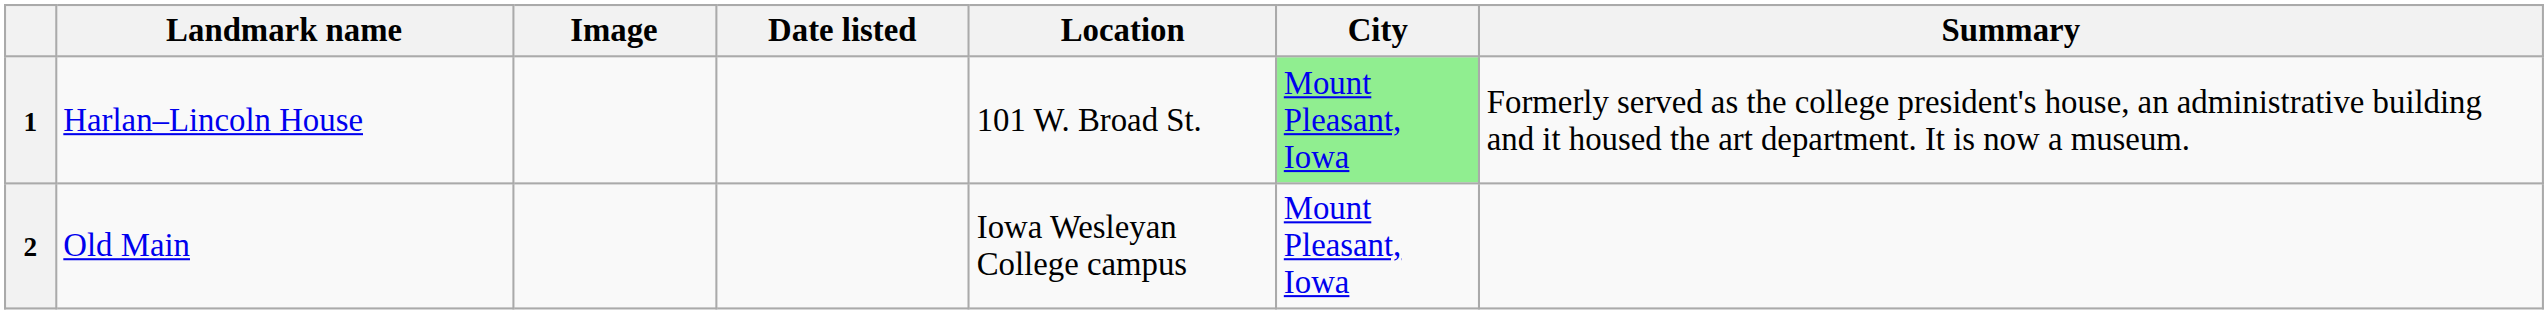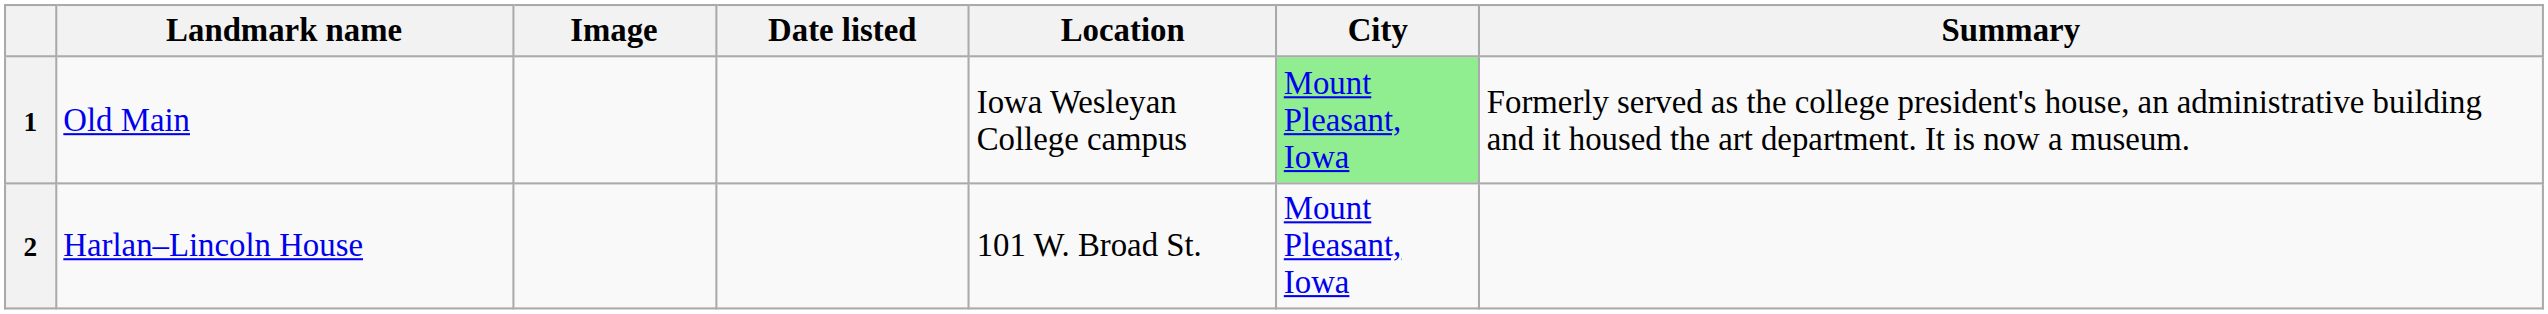(213, 119) Harlan–Lincoln House -> (127, 119) Old Main
(1089, 119) 101 W. Broad St. -> (1082, 119) Iowa Wesleyan College campus
(127, 245) Old Main -> (213, 245) Harlan–Lincoln House
(1082, 245) Iowa Wesleyan College campus -> (1089, 245) 101 W. Broad St.
